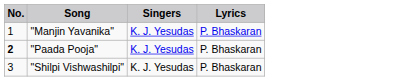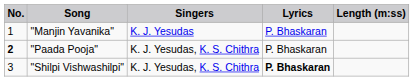+ column: (371, 14)
(162, 49) K. J. Yesudas -> (195, 49) K. J. Yesudas, K. S. Chithra
(162, 67) K. J. Yesudas -> (195, 67) K. J. Yesudas, K. S. Chithra
(231, 67) normal -> (298, 67) bold
